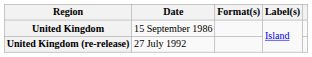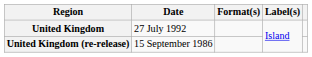(173, 28) 15 September 1986 -> (160, 28) 27 July 1992
(160, 44) 27 July 1992 -> (173, 44) 15 September 1986
